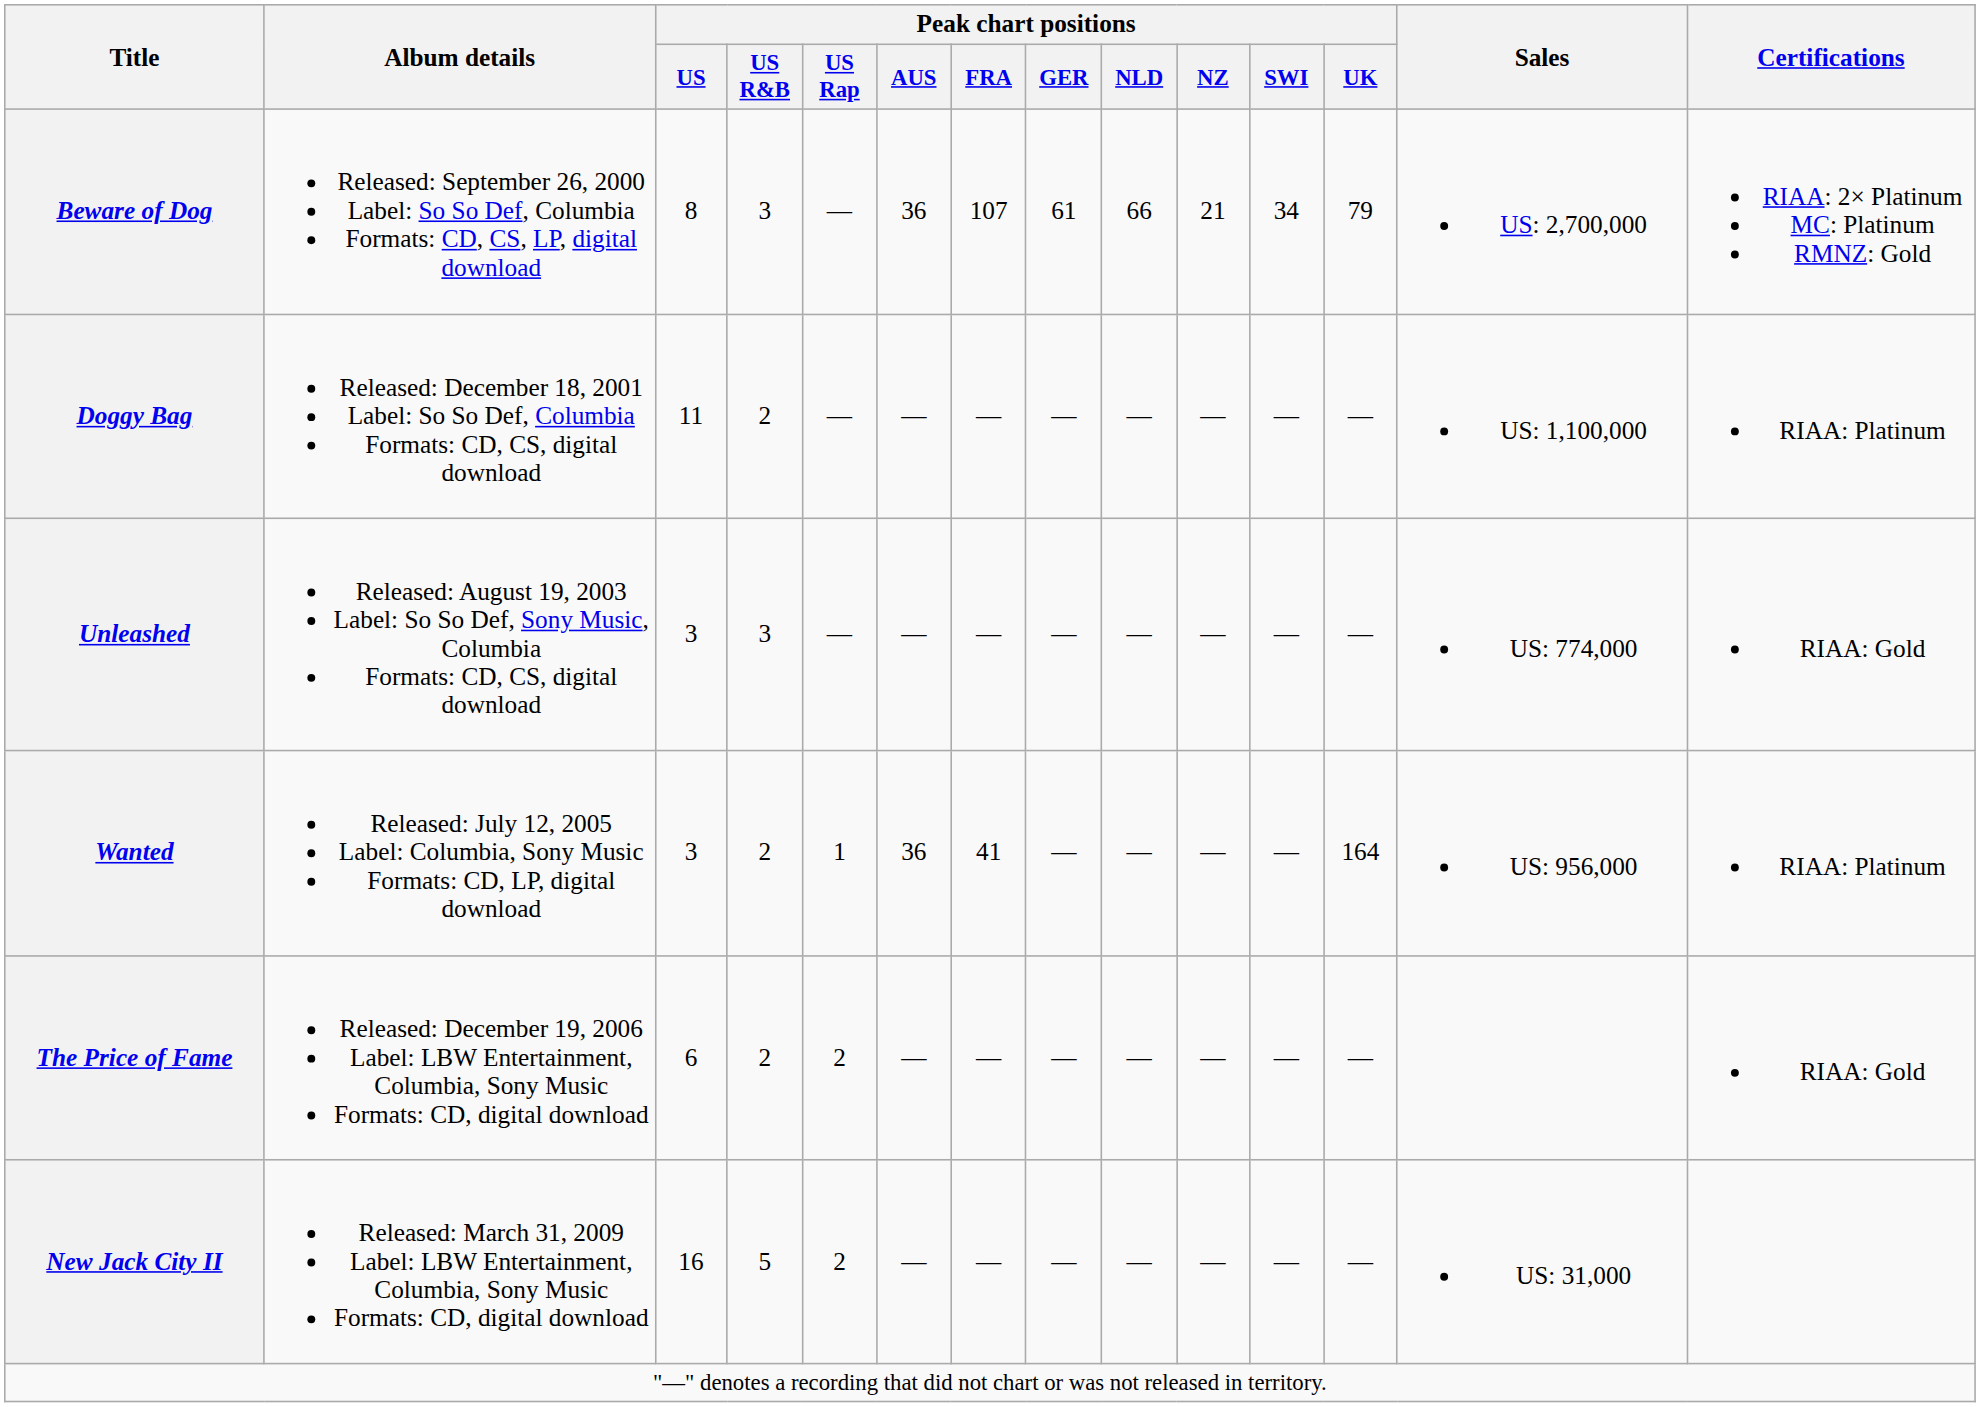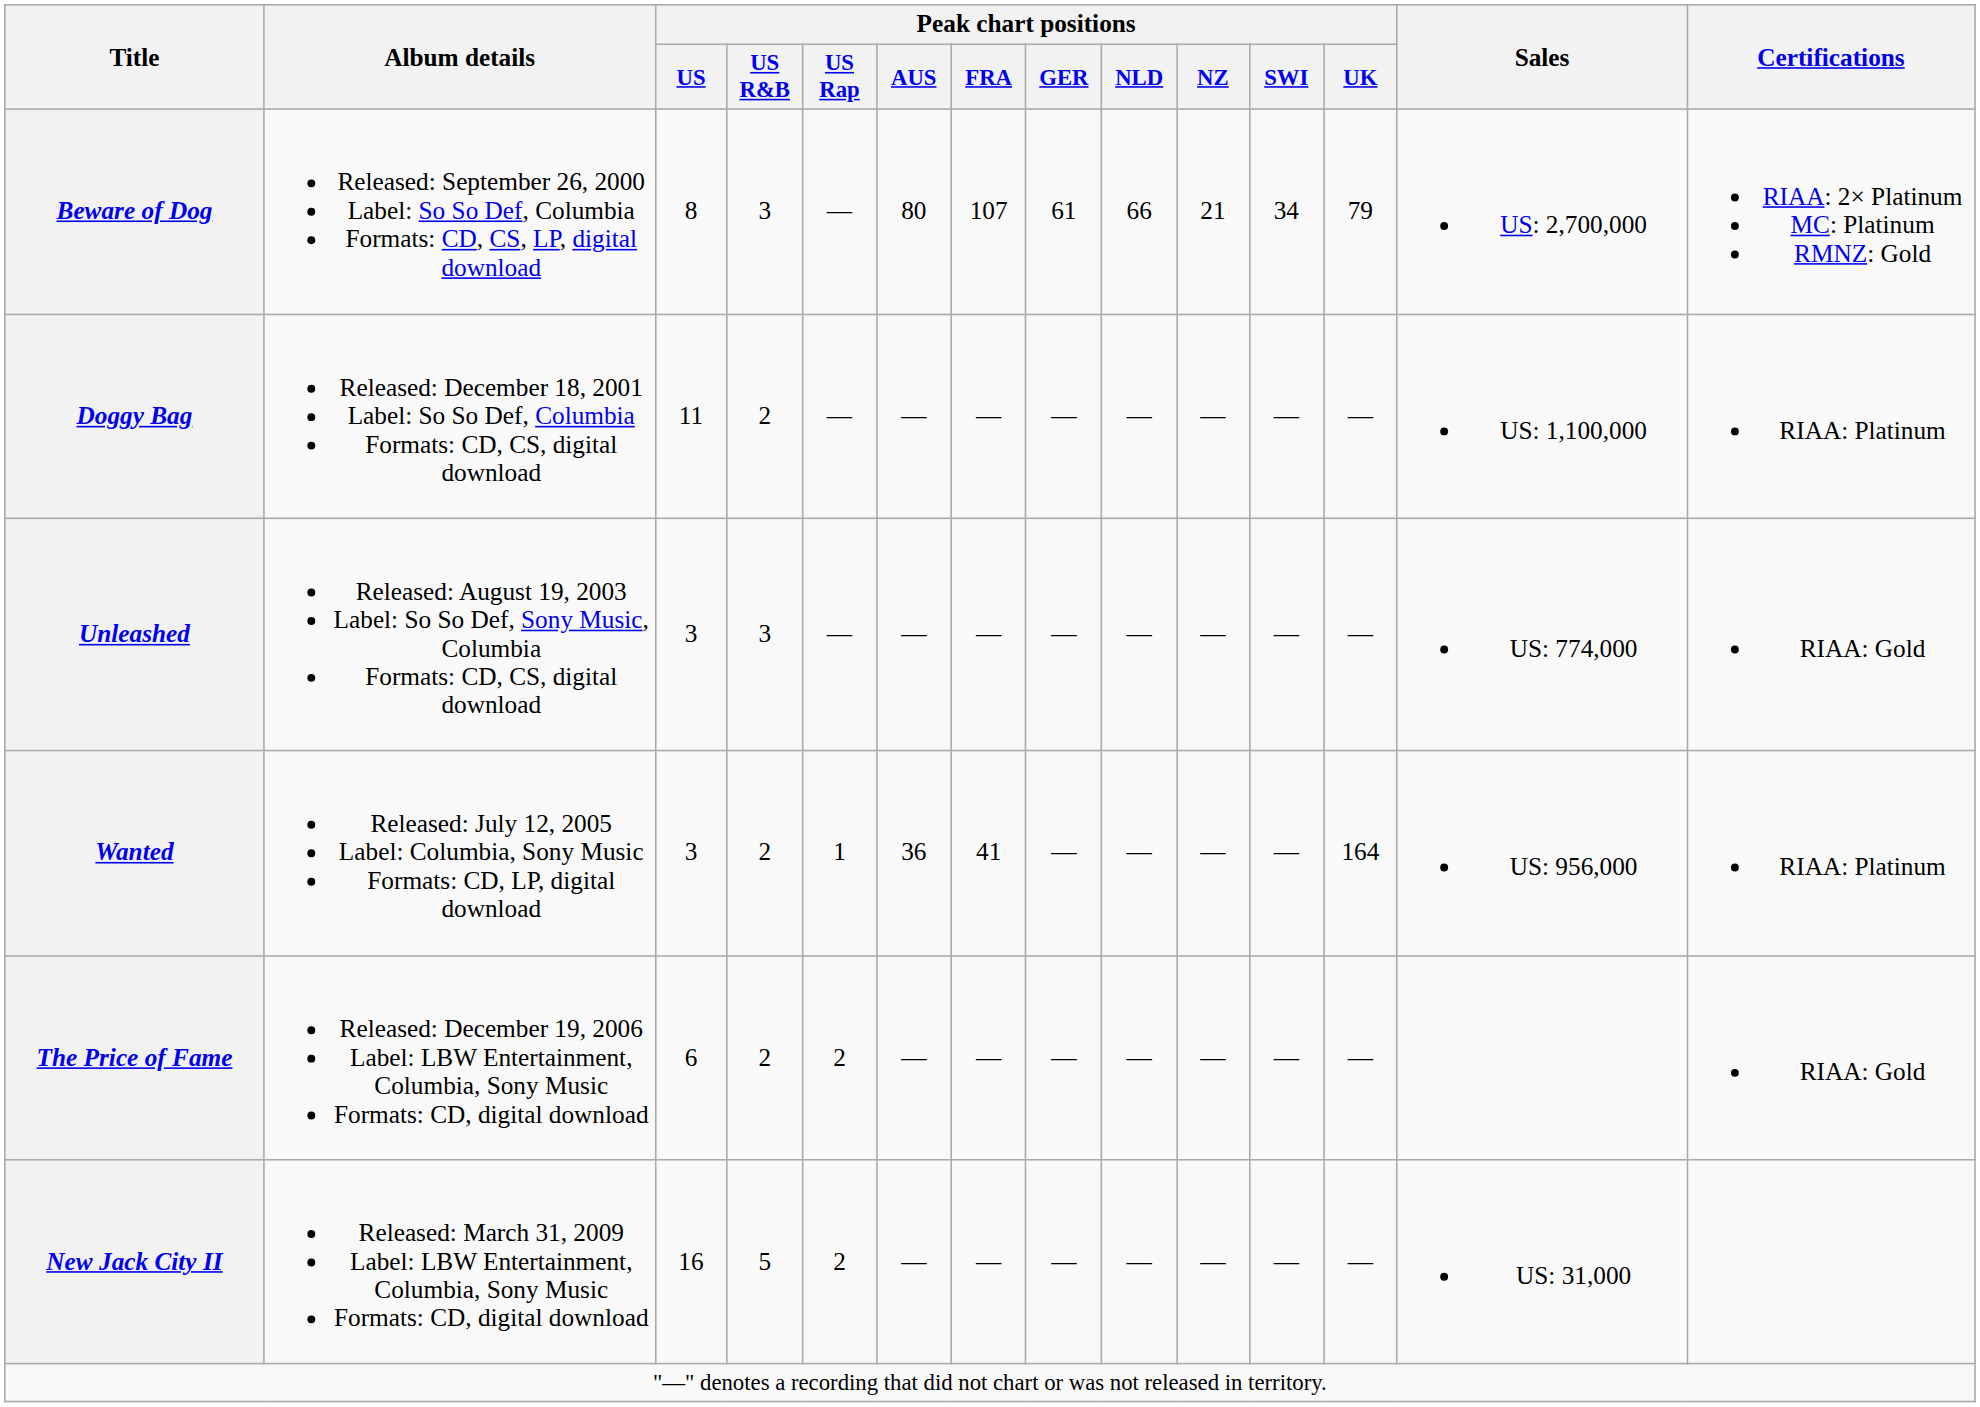(914, 211) 36 -> (914, 211) 80
